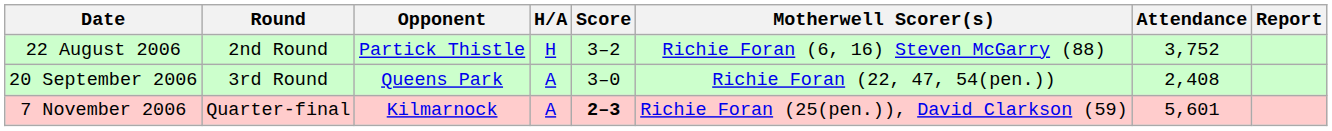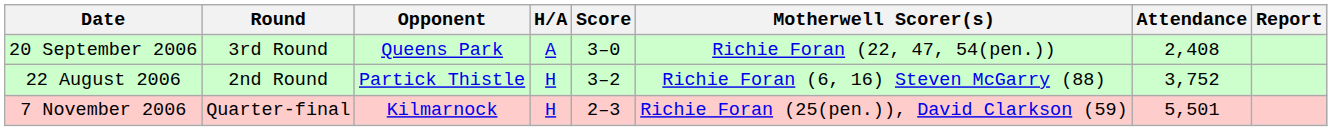rows swapped: (103, 50) <-> (103, 80)
(551, 110) A -> (551, 110) H
(604, 110) bold -> (604, 110) normal
(1192, 110) 5,601 -> (1192, 110) 5,501
